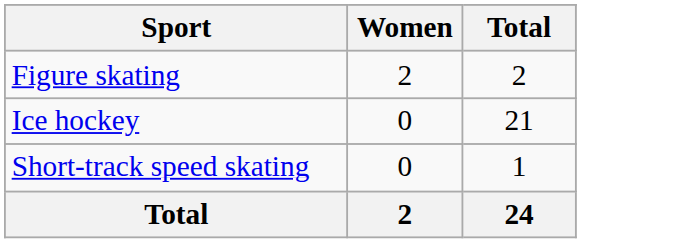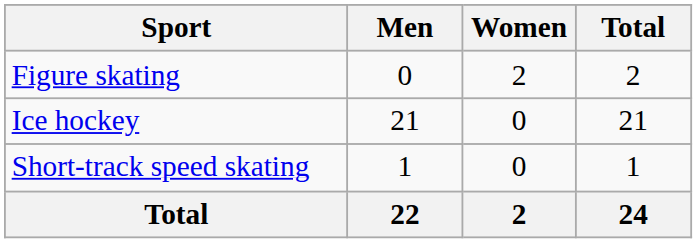+ column: (405, 27)
